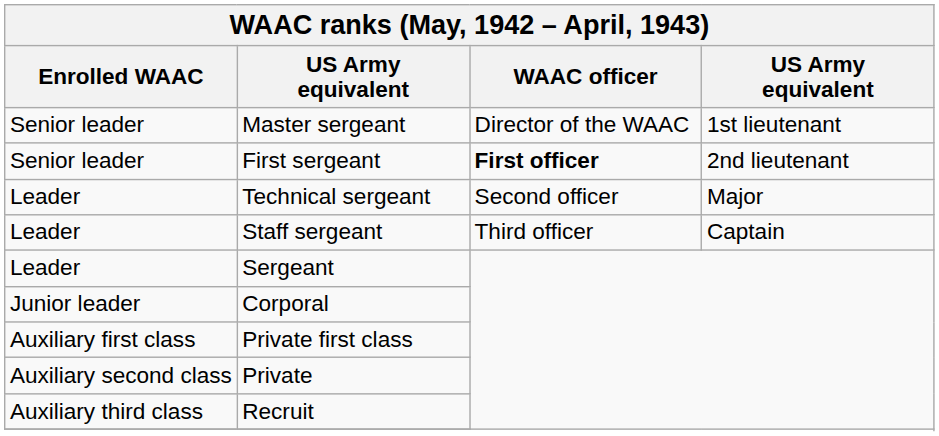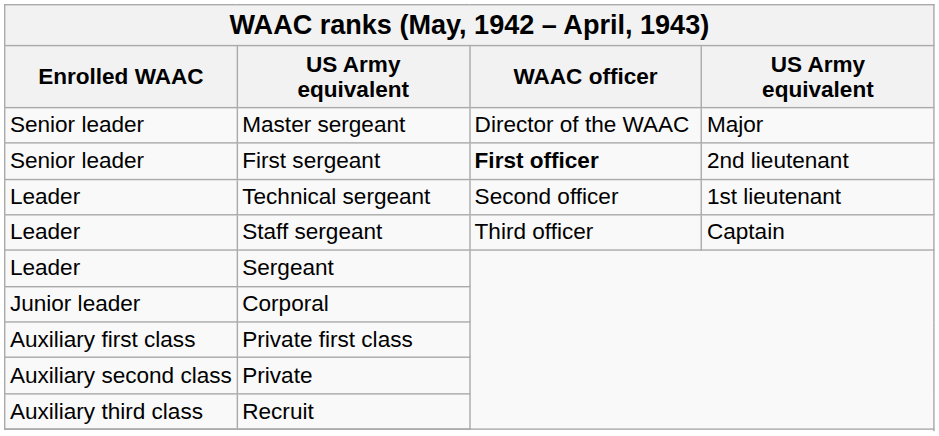(774, 124) 1st lieutenant -> (735, 124) Major
(735, 196) Major -> (774, 196) 1st lieutenant
